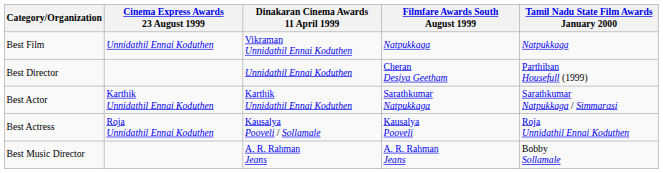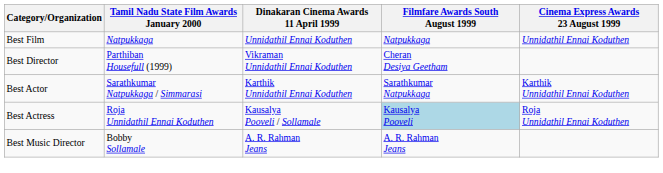columns swapped: (173, 18) <-> (589, 18)
(299, 45) Vikraman Unnidathil Ennai Koduthen -> (299, 40) Unnidathil Ennai Koduthen
(299, 73) Unnidathil Ennai Koduthen -> (299, 61) Vikraman Unnidathil Ennai Koduthen
(401, 127) no background -> (401, 116) lightblue background
